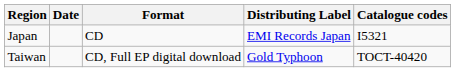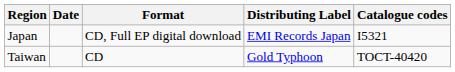(94, 35) CD -> (163, 35) CD, Full EP digital download
(163, 56) CD, Full EP digital download -> (94, 56) CD
